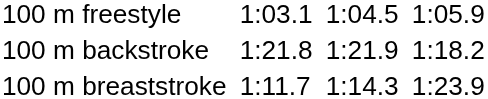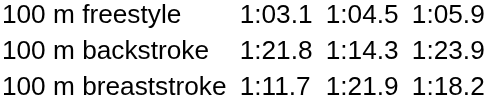(362, 50) 1:21.9 -> (362, 50) 1:14.3
(448, 50) 1:18.2 -> (448, 50) 1:23.9
(362, 86) 1:14.3 -> (362, 86) 1:21.9
(448, 86) 1:23.9 -> (448, 86) 1:18.2
